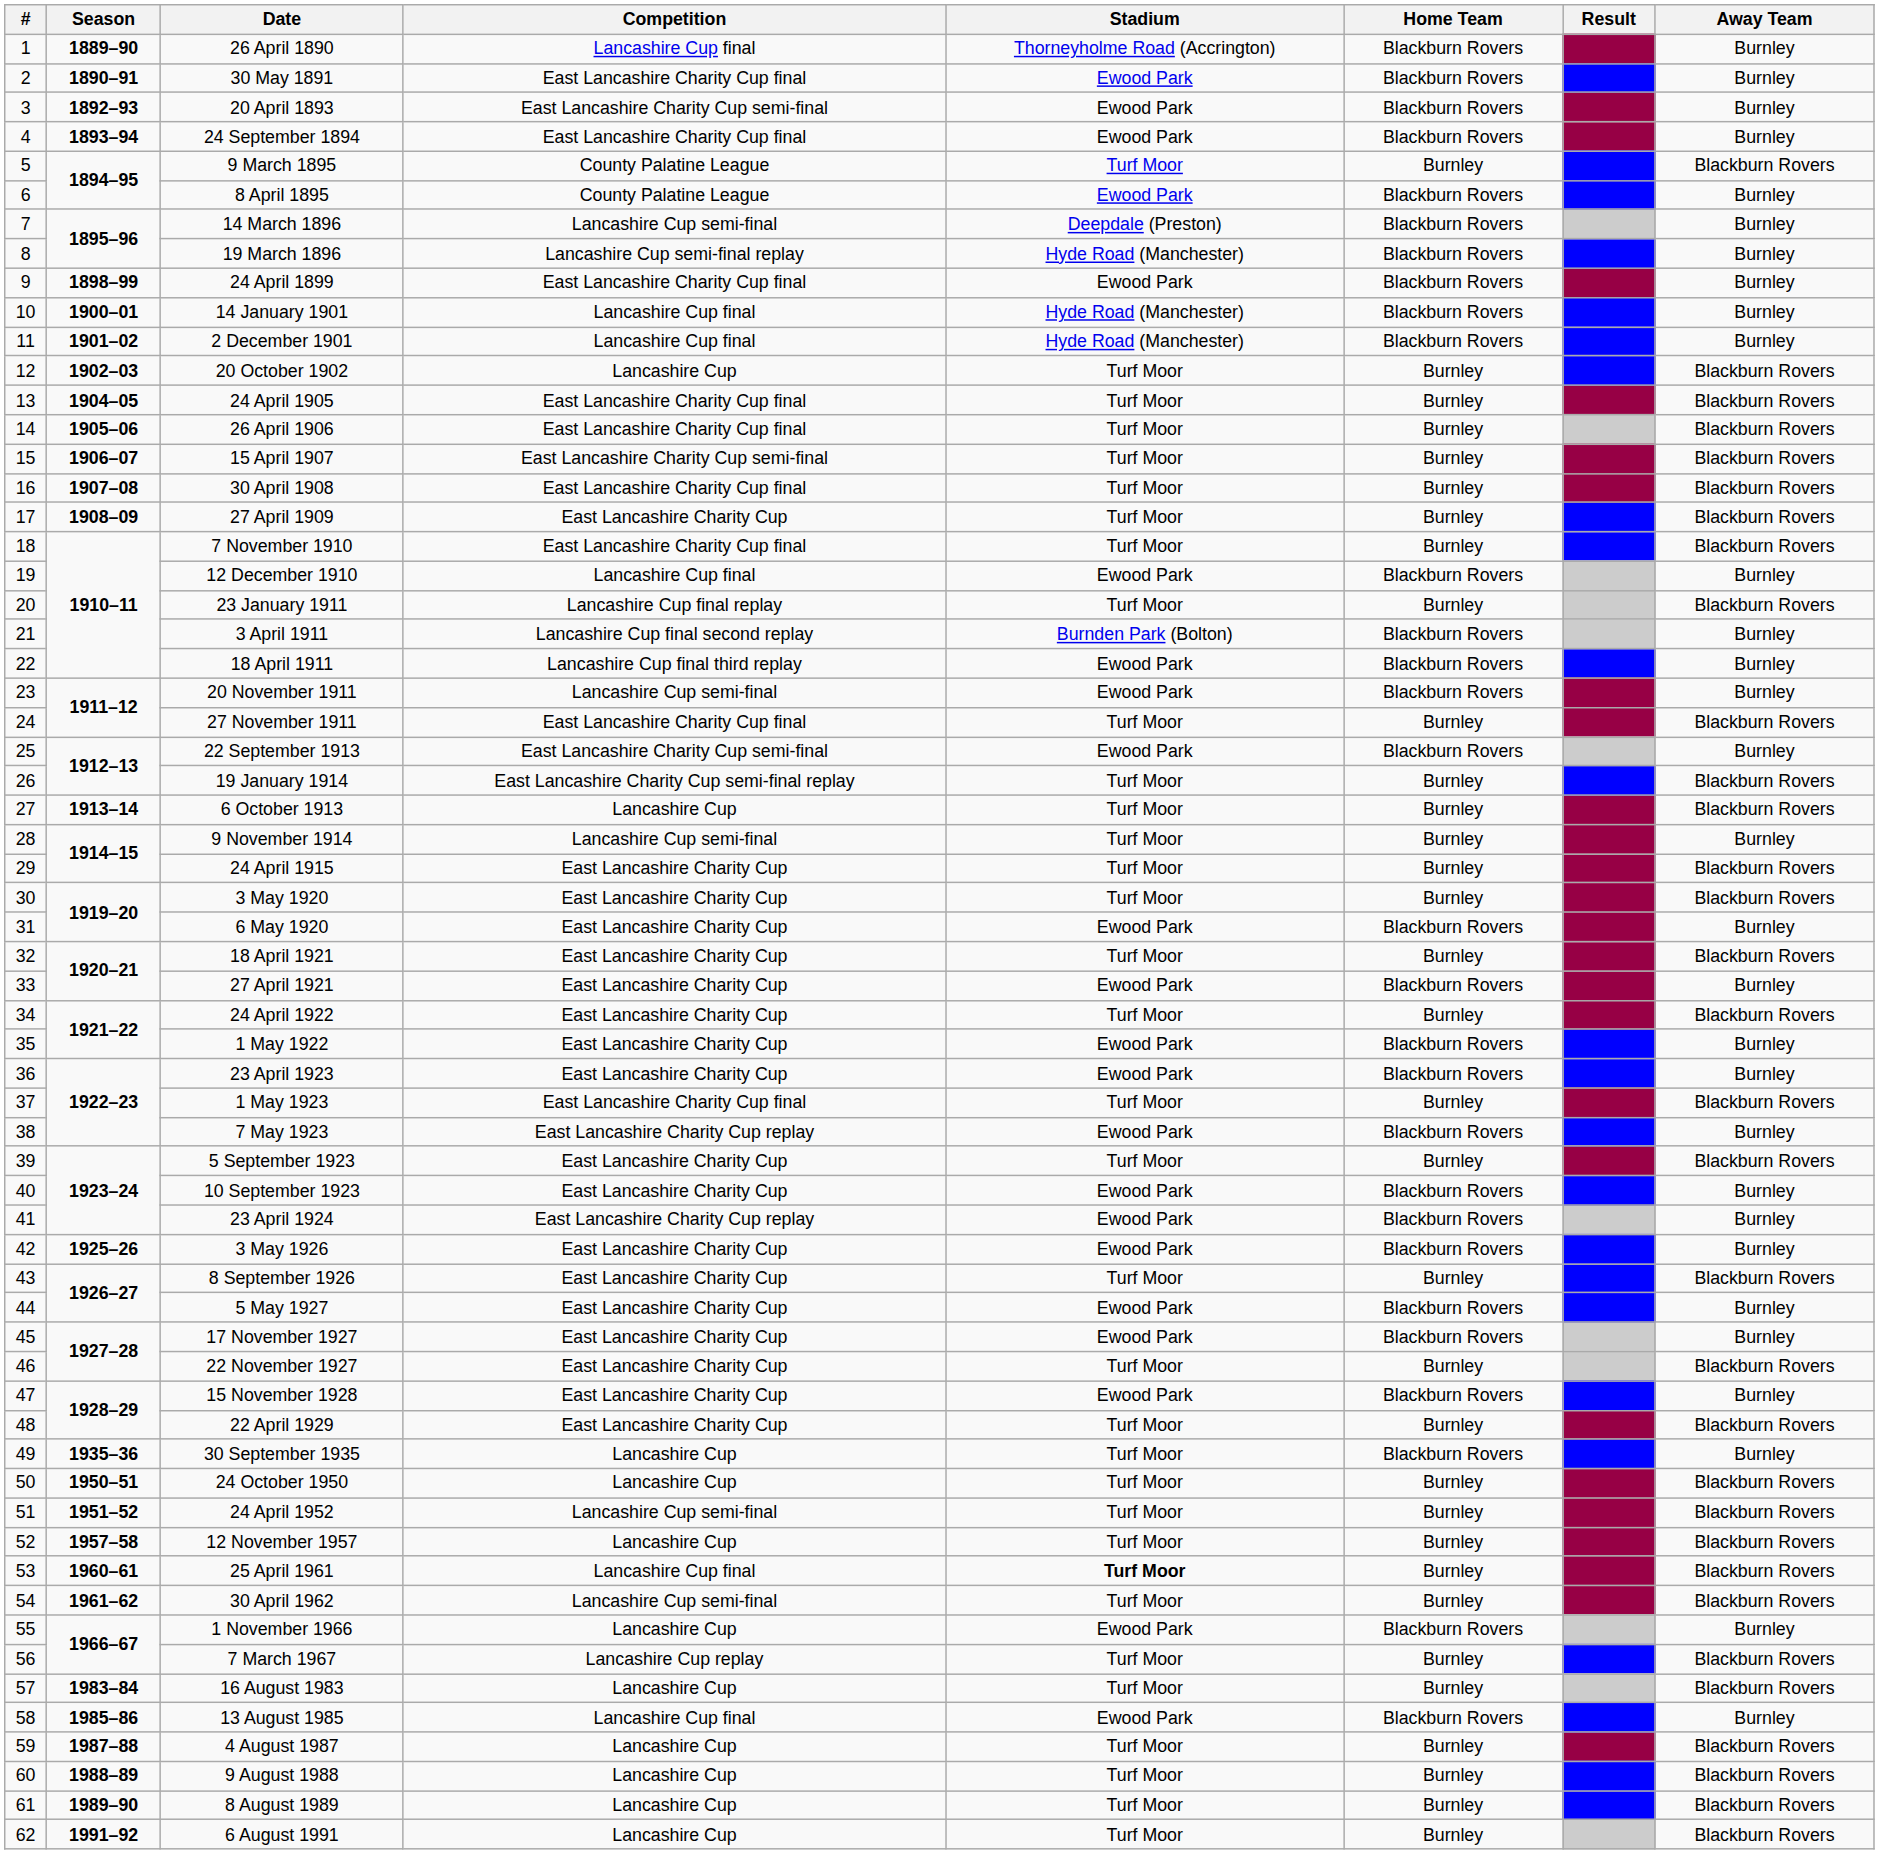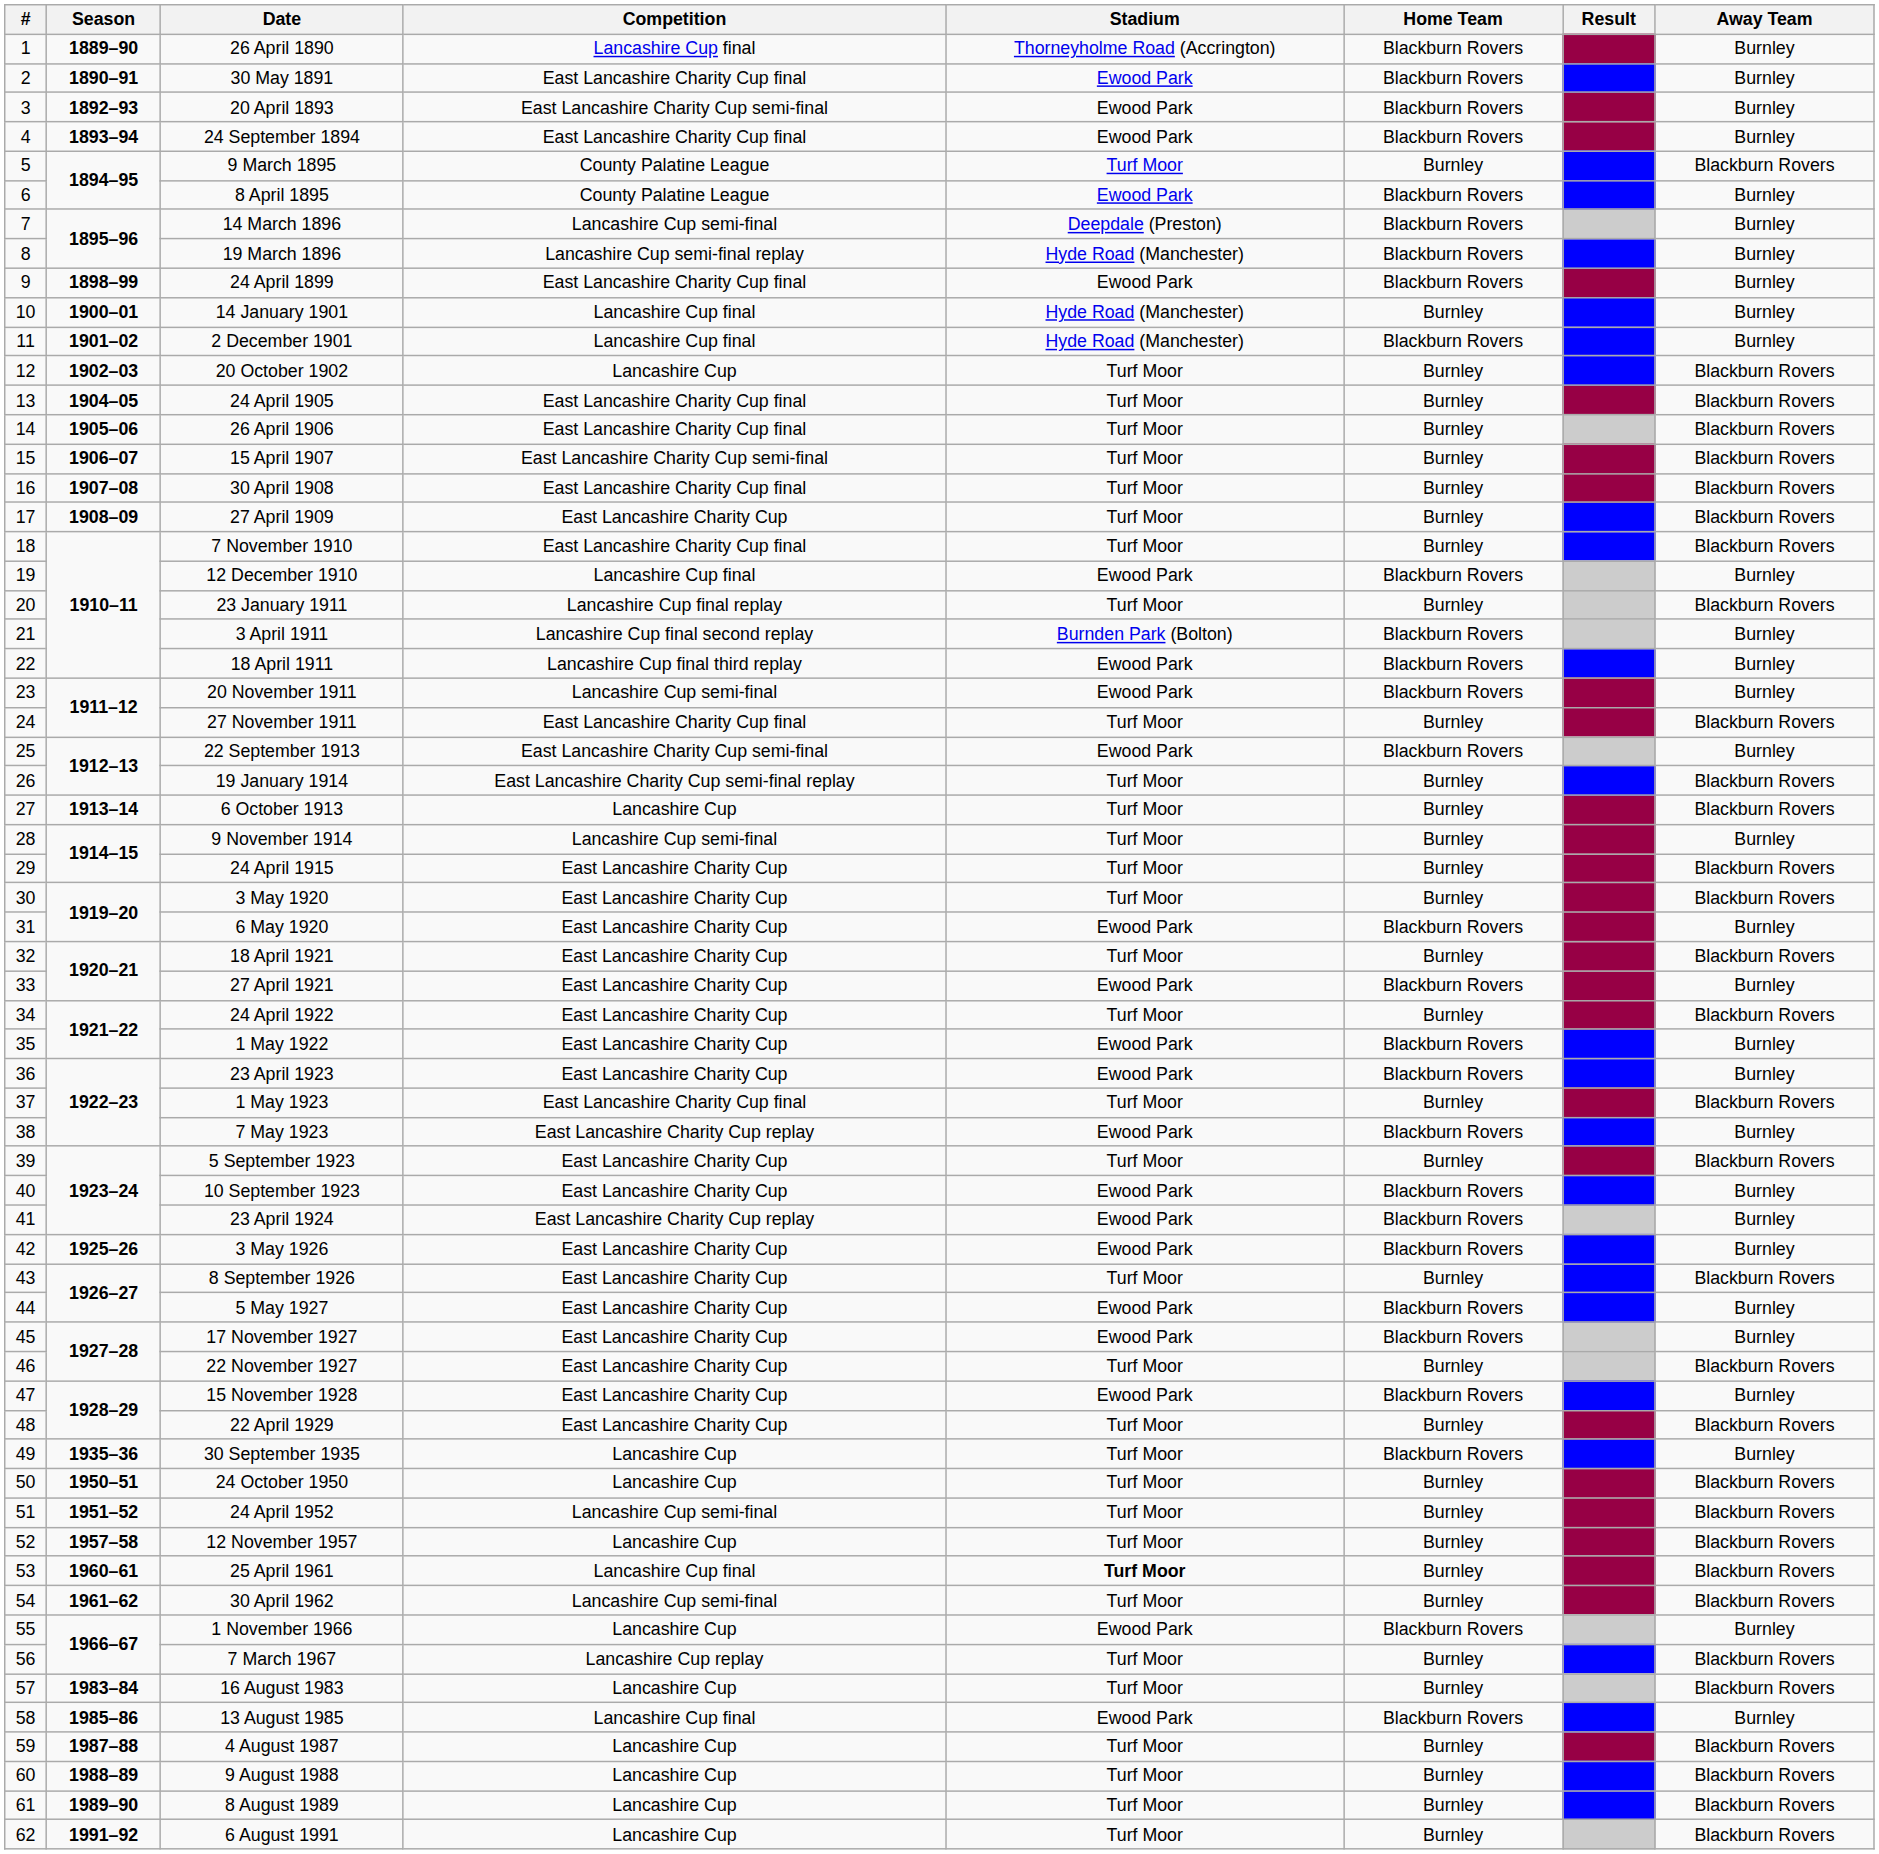(1453, 312) Blackburn Rovers -> (1453, 312) Burnley
